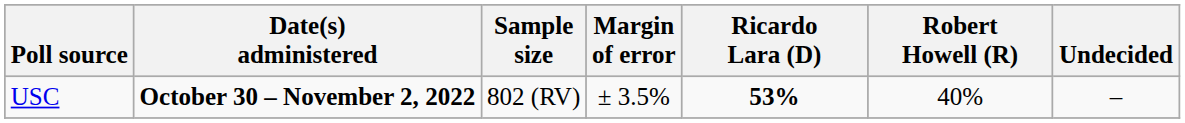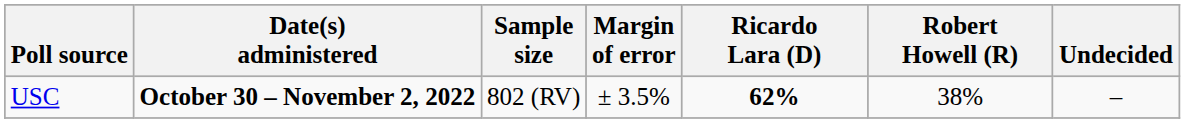(774, 96) 53% -> (774, 96) 62%
(960, 96) 40% -> (960, 96) 38%
